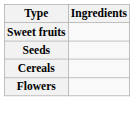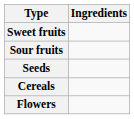+ row: (36, 50)
